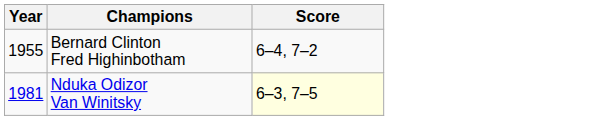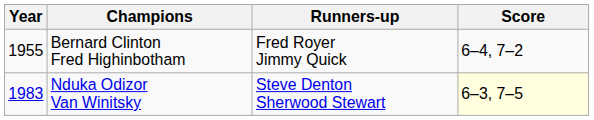+ column: (355, 17)
(26, 94) 1981 -> (26, 94) 1983
